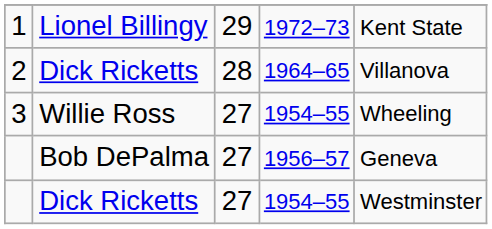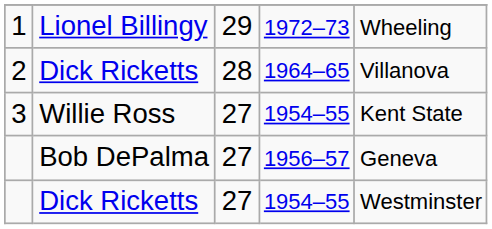(411, 27) Kent State -> (406, 27) Wheeling
(406, 114) Wheeling -> (411, 114) Kent State
